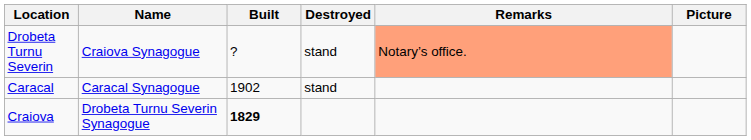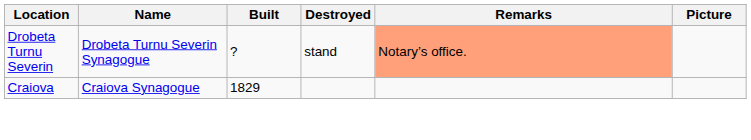(141, 51) Craiova Synagogue -> (149, 51) Drobeta Turnu Severin Synagogue
- row: (31, 88)
(149, 116) Drobeta Turnu Severin Synagogue -> (141, 88) Craiova Synagogue
(245, 116) bold -> (245, 88) normal
